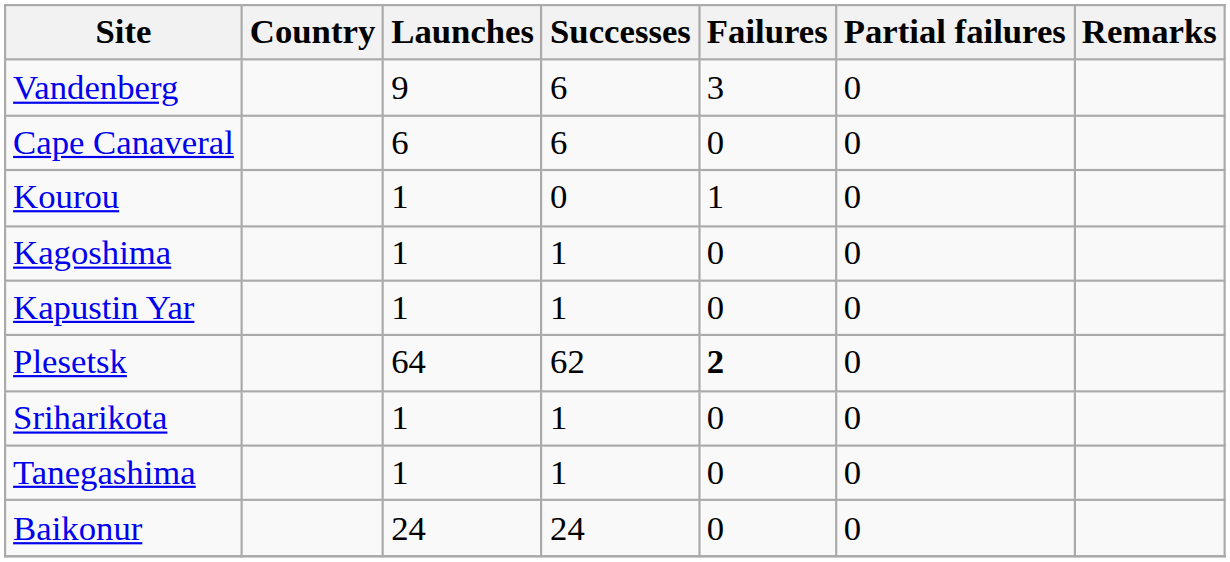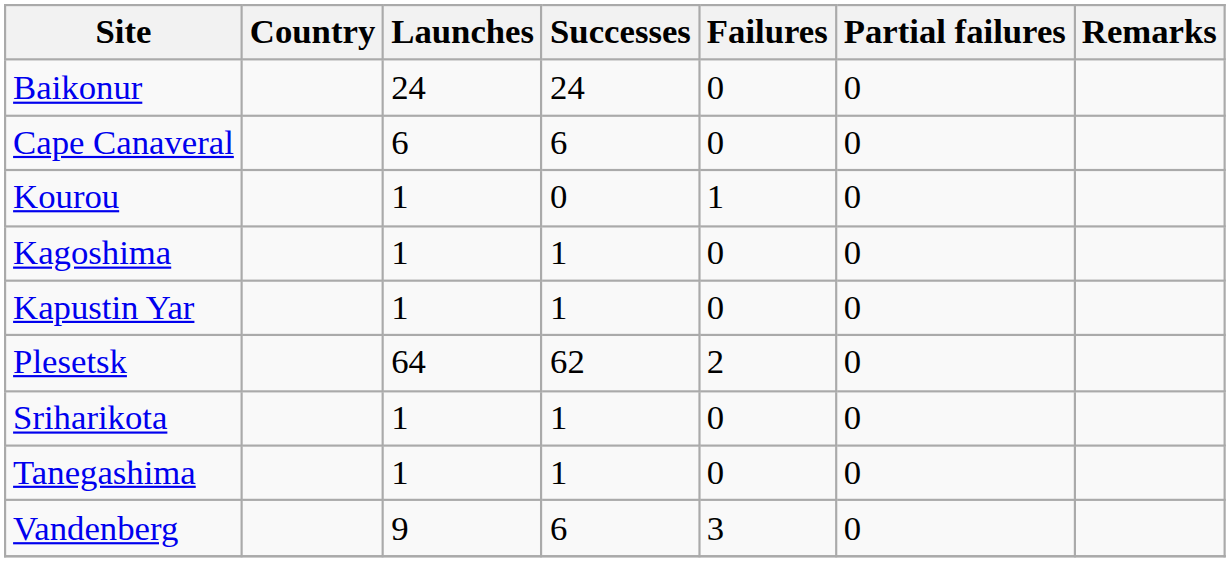rows swapped: (78, 527) <-> (96, 87)
(716, 362) bold -> (716, 362) normal
